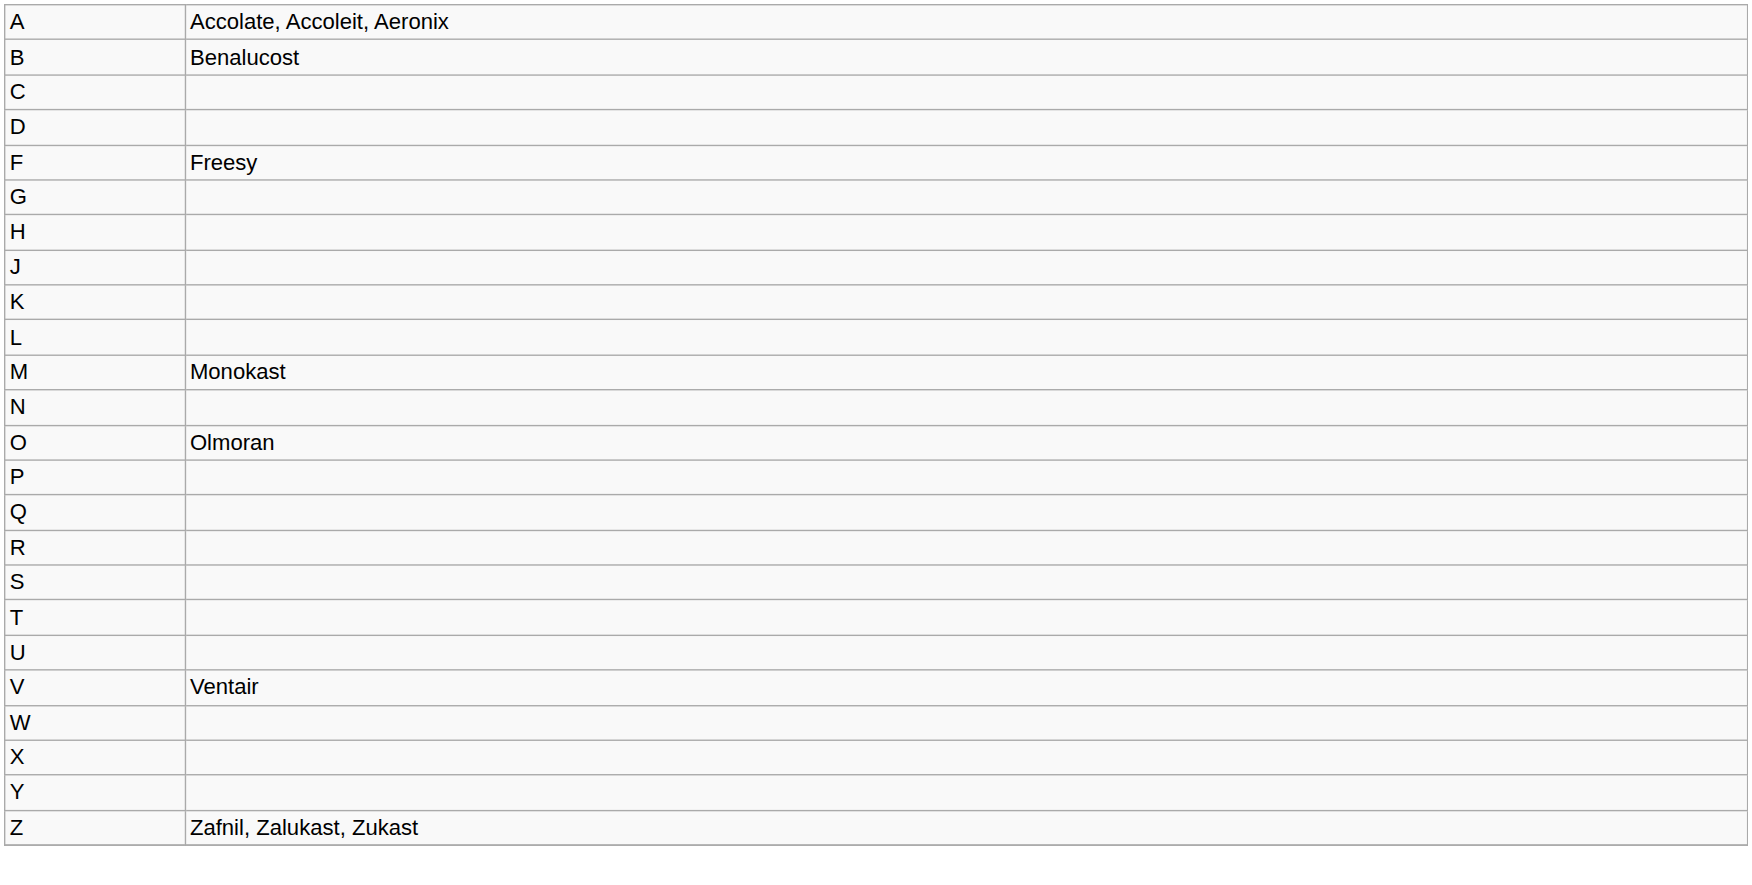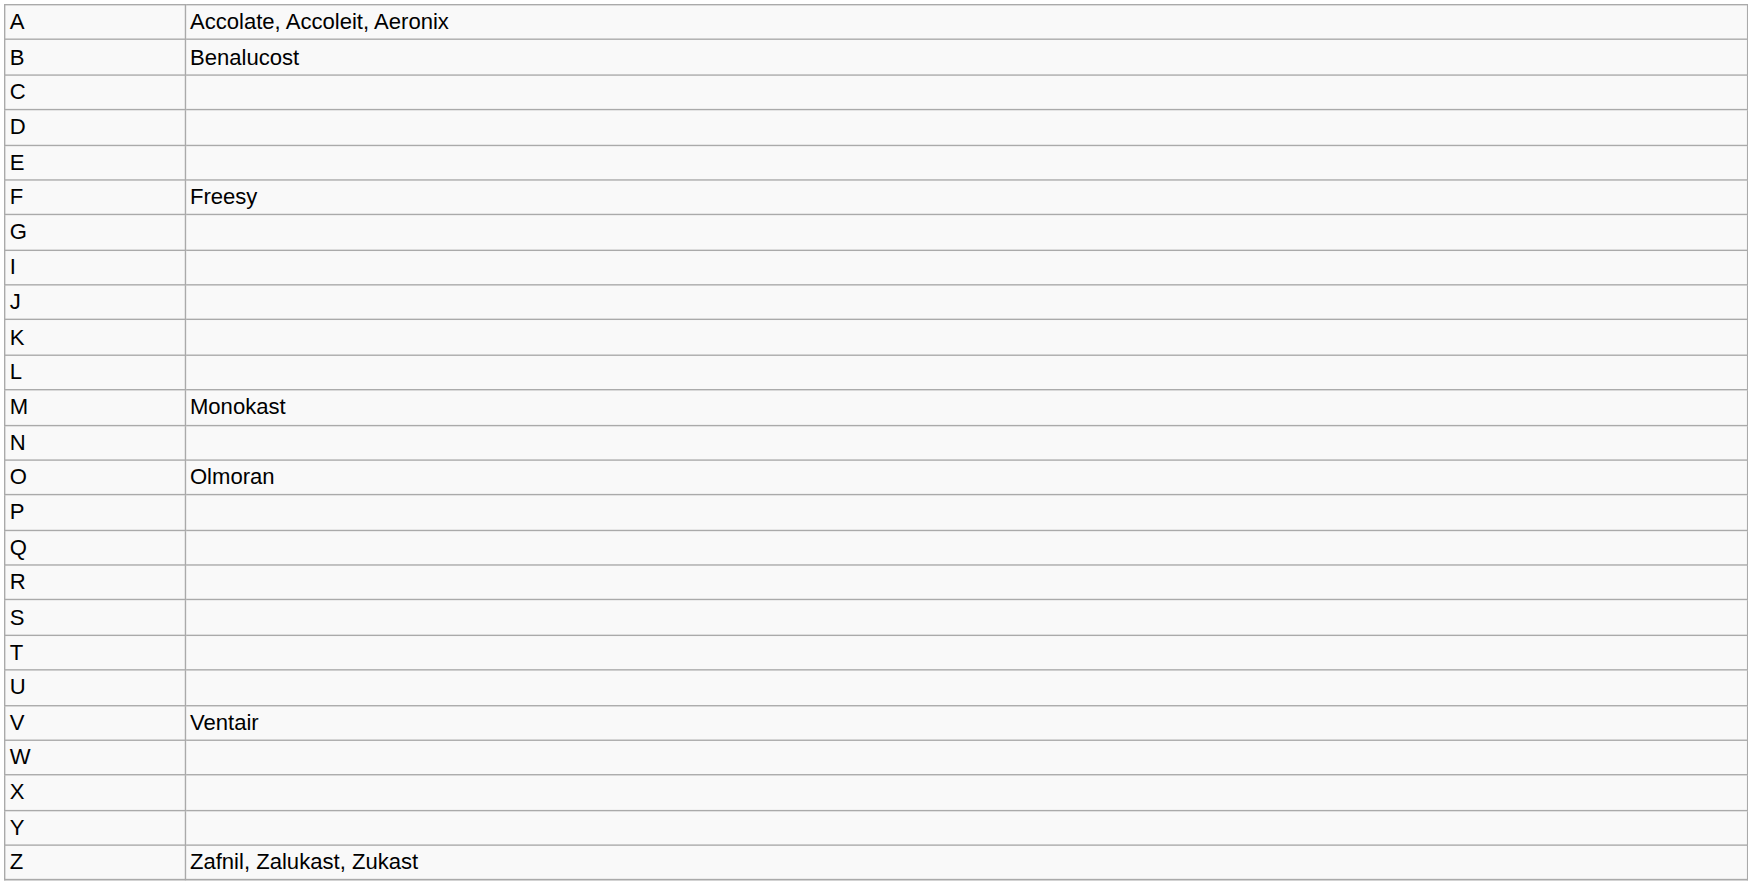+ row: (17, 162)
- row: (18, 232)
+ row: (13, 267)
